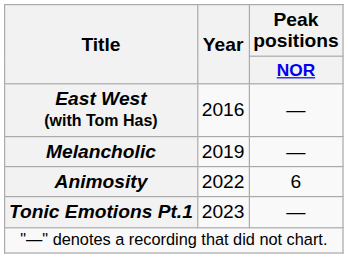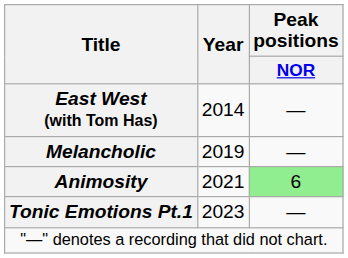(223, 109) 2016 -> (223, 109) 2014
(223, 181) 2022 -> (223, 181) 2021
(296, 181) no background -> (296, 181) lightgreen background
